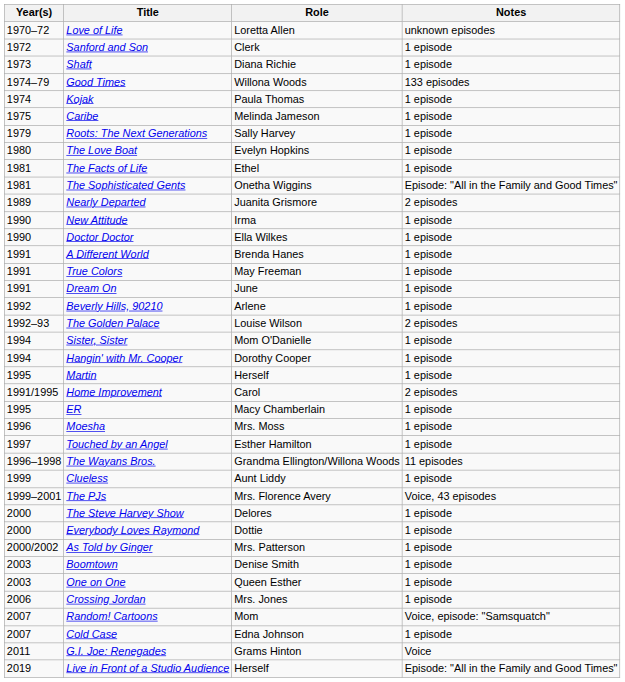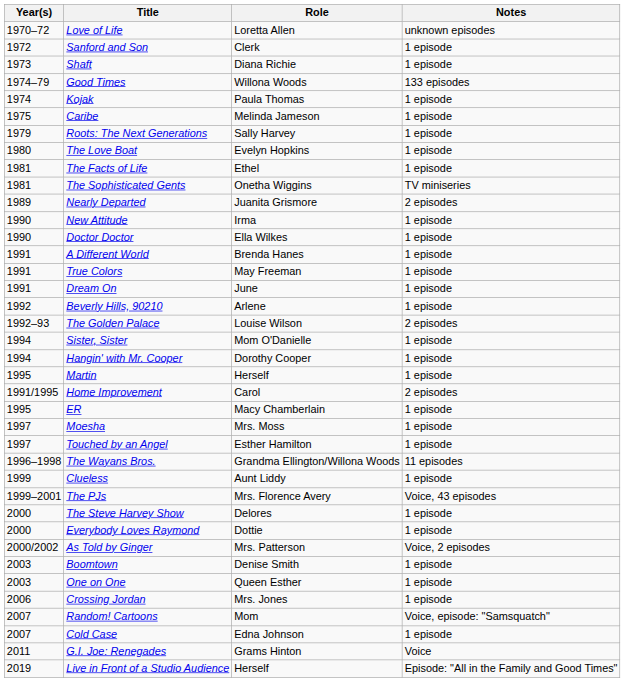(511, 185) Episode: "All in the Family and Good Times" -> (438, 185) TV miniseries
(19, 427) 1996 -> (19, 427) 1997
(428, 548) 1 episode -> (447, 548) Voice, 2 episodes
